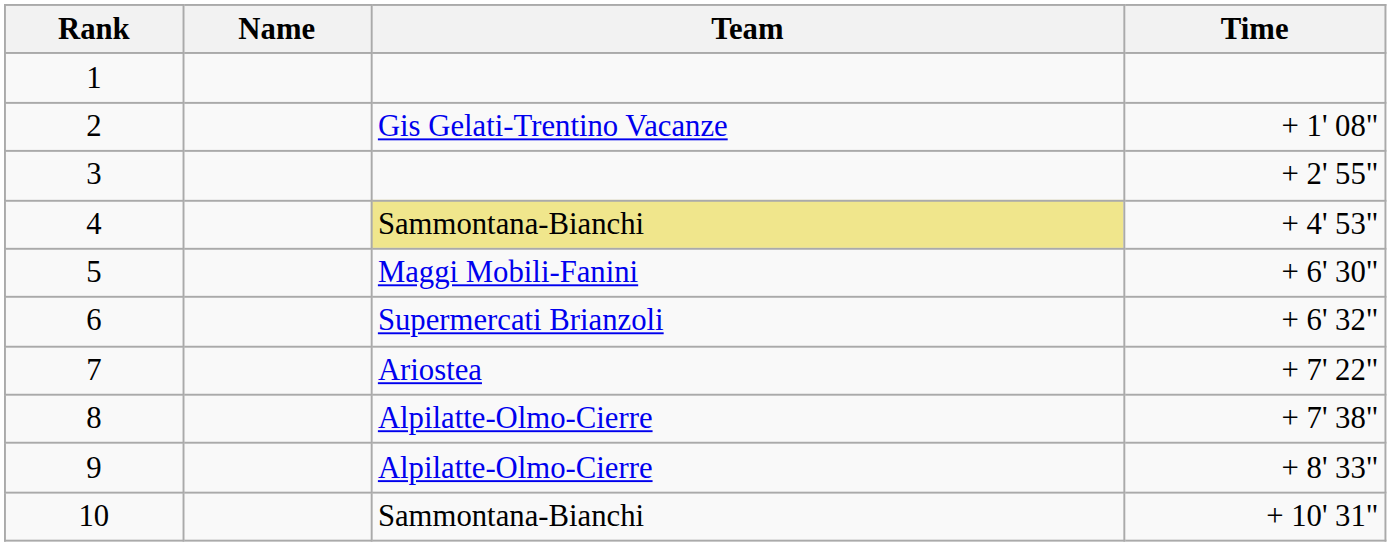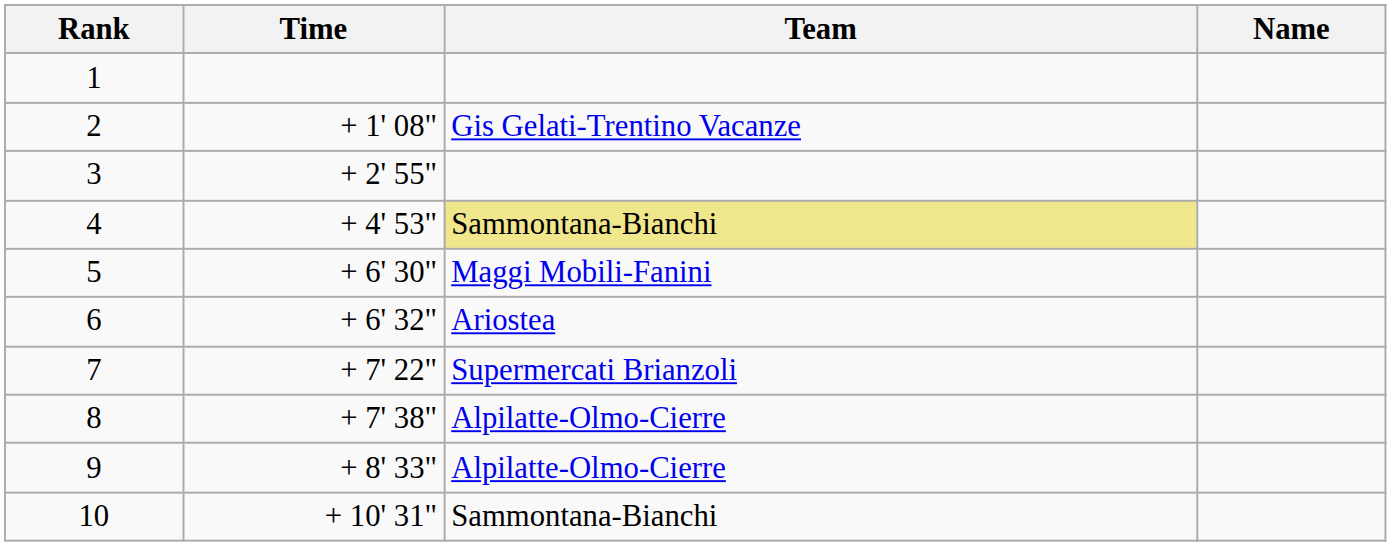columns swapped: (277, 28) <-> (1255, 28)
(521, 321) Supermercati Brianzoli -> (503, 321) Ariostea
(430, 369) Ariostea -> (594, 369) Supermercati Brianzoli
